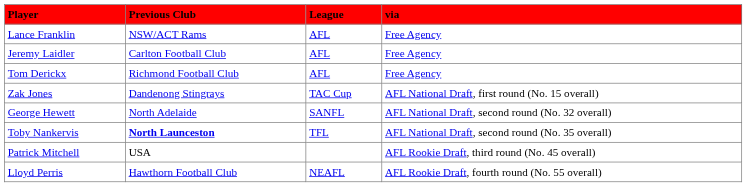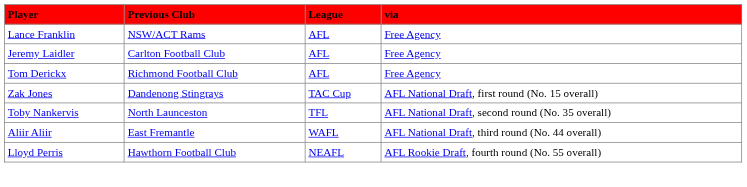- row: (41, 112)
(172, 132) bold -> (168, 112) normal
+ row: (30, 132)
- row: (44, 152)
